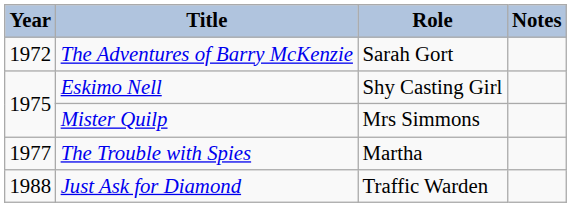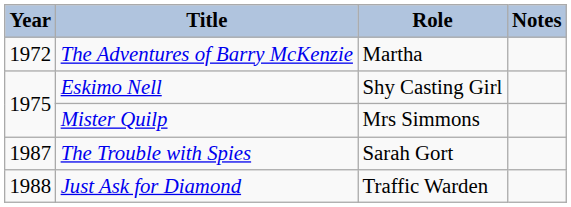(408, 53) Sarah Gort -> (393, 53) Martha
(30, 152) 1977 -> (30, 152) 1987
(393, 152) Martha -> (408, 152) Sarah Gort
